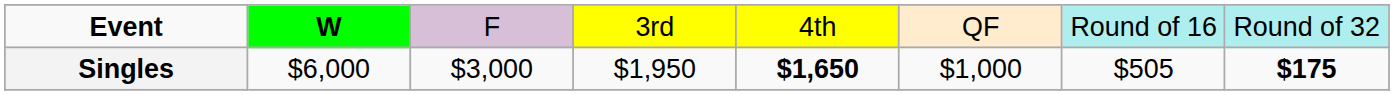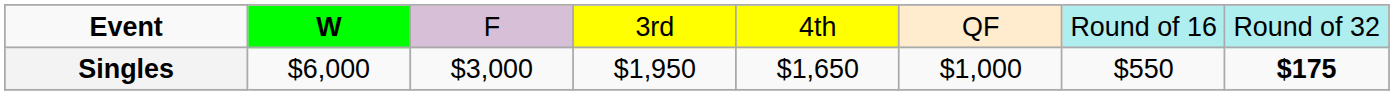(818, 69) bold -> (818, 69) normal
(1144, 69) $505 -> (1144, 69) $550
